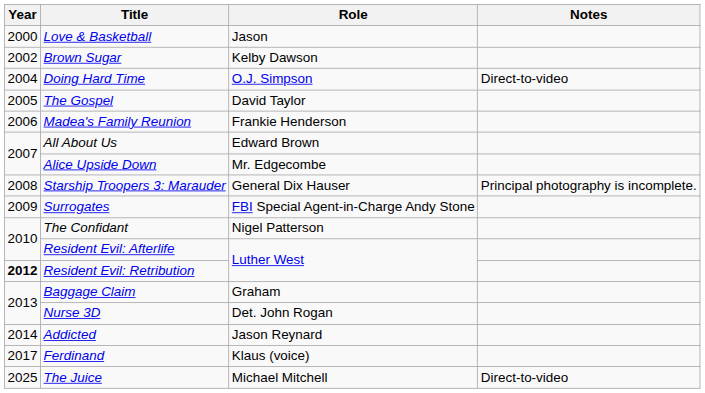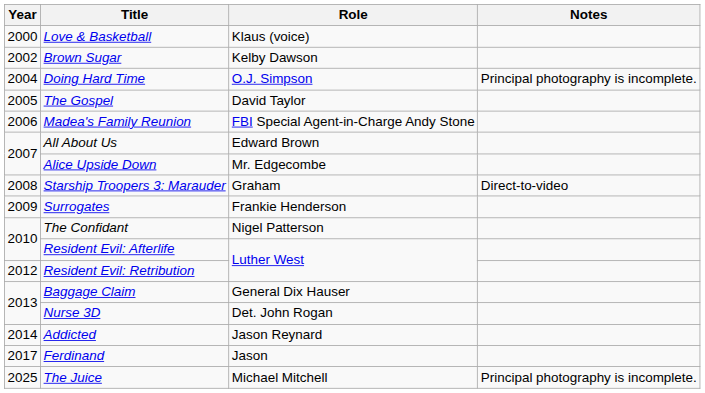(250, 36) Jason -> (271, 36) Klaus (voice)
(525, 79) Direct-to-video -> (589, 79) Principal photography is incomplete.
(289, 121) Frankie Henderson -> (353, 121) FBI Special Agent-in-Charge Andy Stone
(291, 185) General Dix Hauser -> (256, 185) Graham
(589, 185) Principal photography is incomplete. -> (525, 185) Direct-to-video
(353, 206) FBI Special Agent-in-Charge Andy Stone -> (289, 206) Frankie Henderson
(22, 270) bold -> (22, 270) normal
(256, 292) Graham -> (291, 292) General Dix Hauser
(271, 356) Klaus (voice) -> (250, 356) Jason
(525, 377) Direct-to-video -> (589, 377) Principal photography is incomplete.
